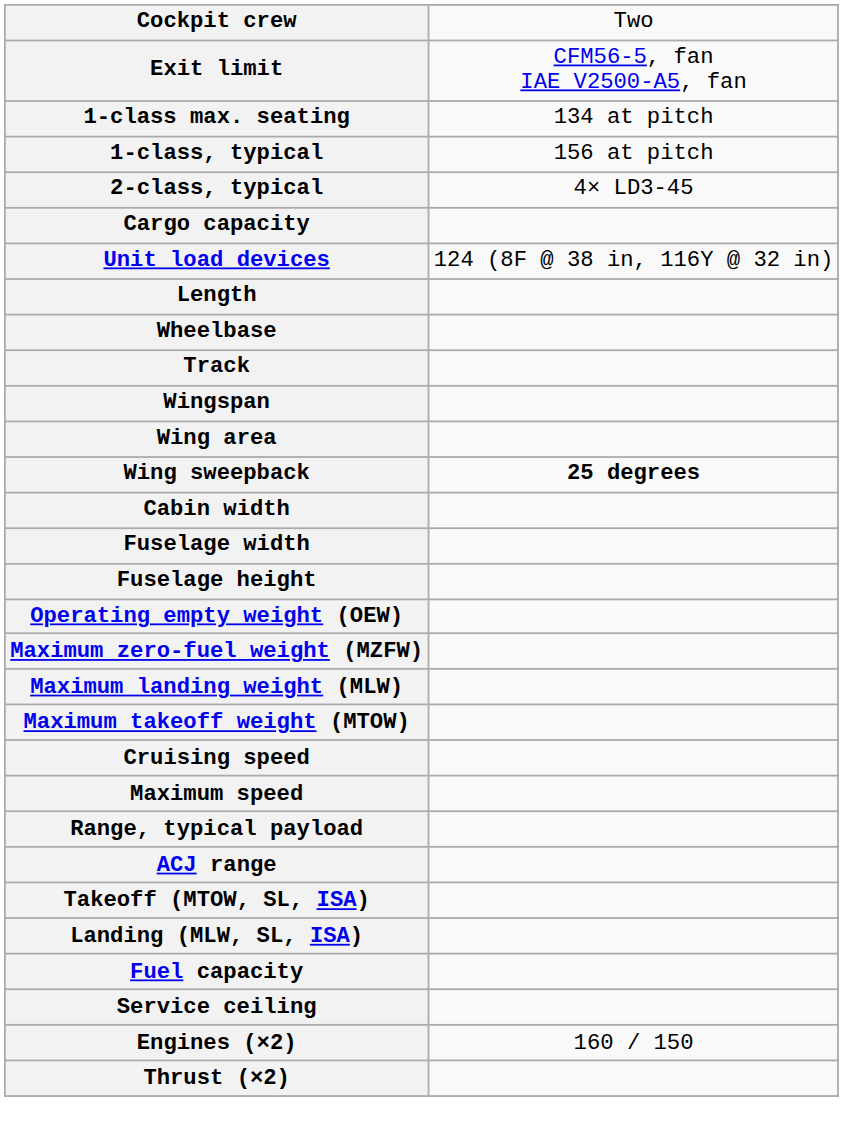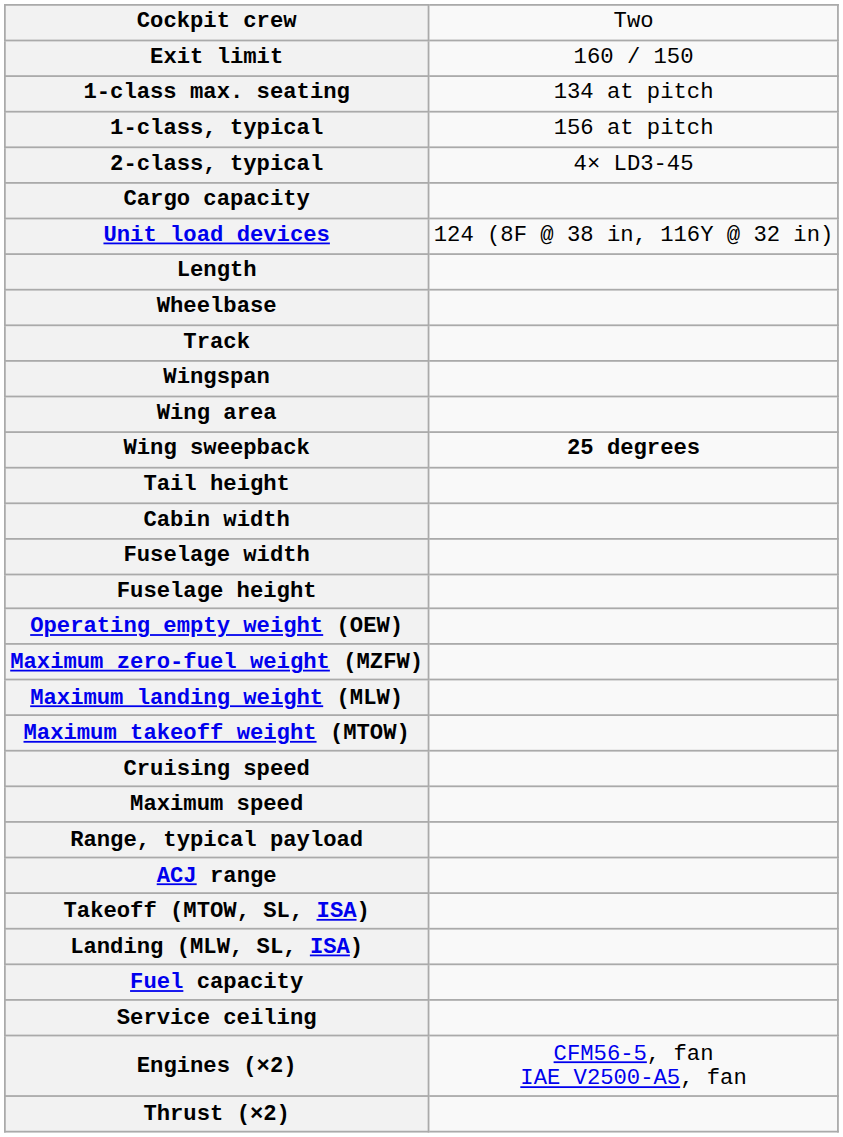(634, 71) CFM56-5, fan IAE V2500-A5, fan -> (634, 59) 160 / 150
+ row: (217, 485)
(634, 1043) 160 / 150 -> (634, 1066) CFM56-5, fan IAE V2500-A5, fan
